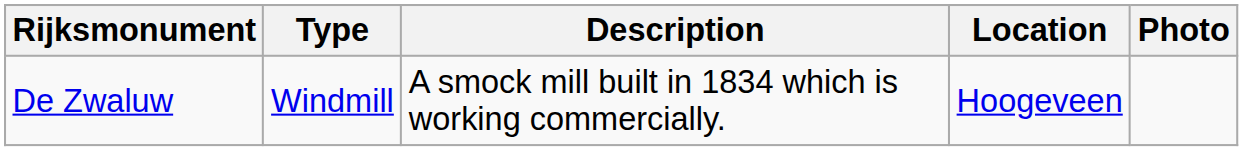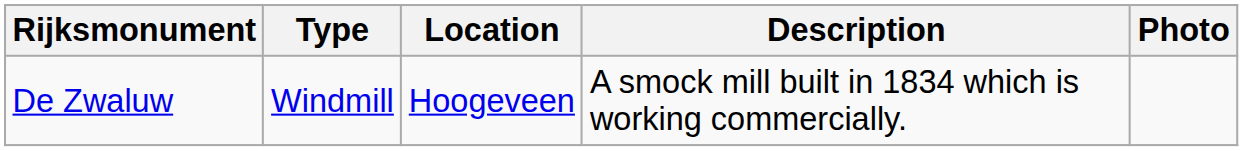columns swapped: (1040, 30) <-> (675, 30)
